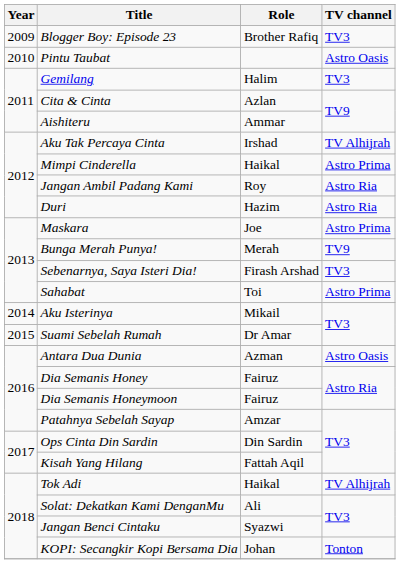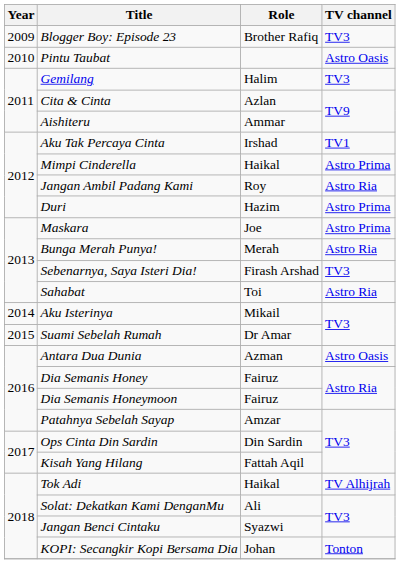(358, 143) TV Alhijrah -> (337, 143) TV1
(351, 206) Astro Ria -> (358, 206) Astro Prima
(337, 249) TV9 -> (351, 249) Astro Ria
(358, 292) Astro Prima -> (351, 292) Astro Ria
